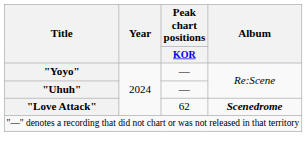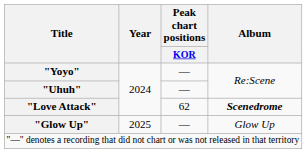+ row: (62, 124)
